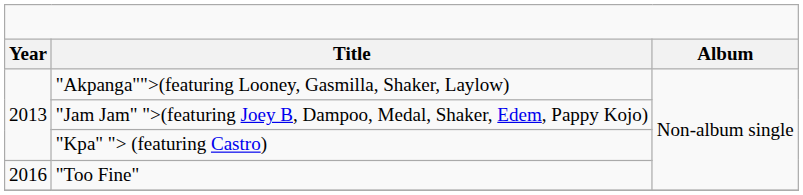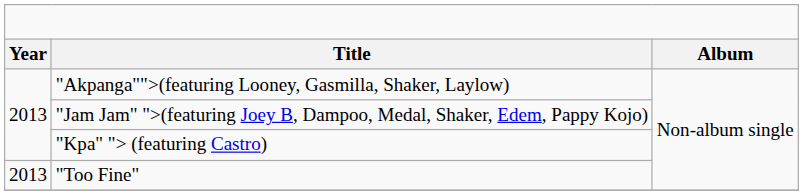(28, 174) 2016 -> (28, 174) 2013
